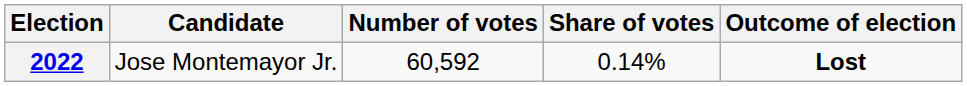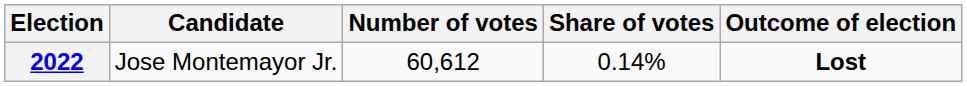(443, 61) 60,592 -> (443, 61) 60,612
